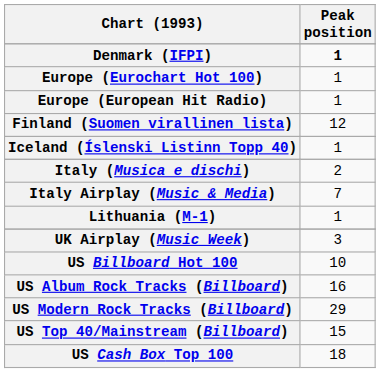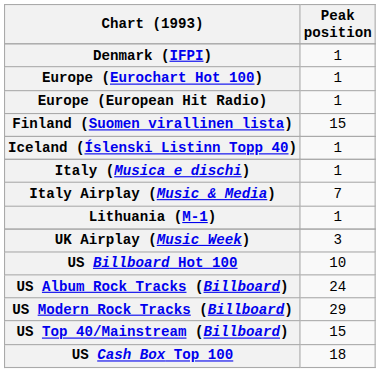(338, 56) bold -> (338, 56) normal
(338, 125) 12 -> (338, 125) 15
(338, 171) 2 -> (338, 171) 1
(338, 286) 16 -> (338, 286) 24
